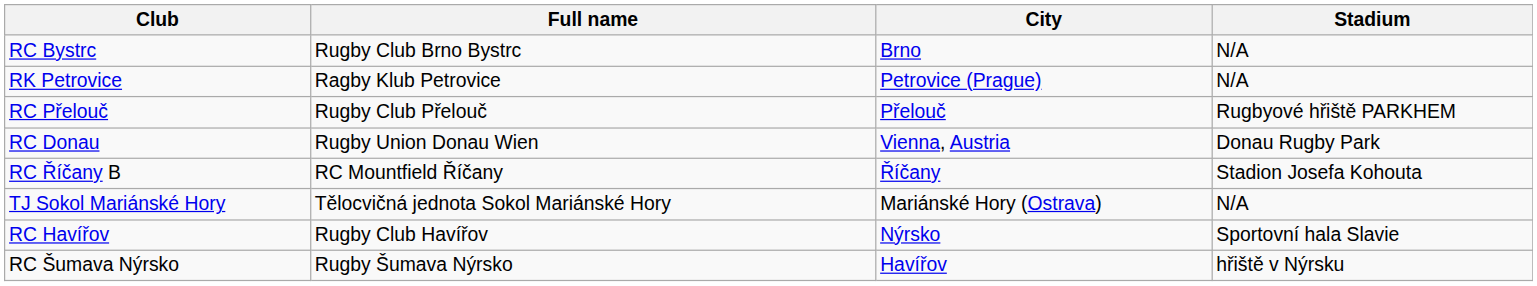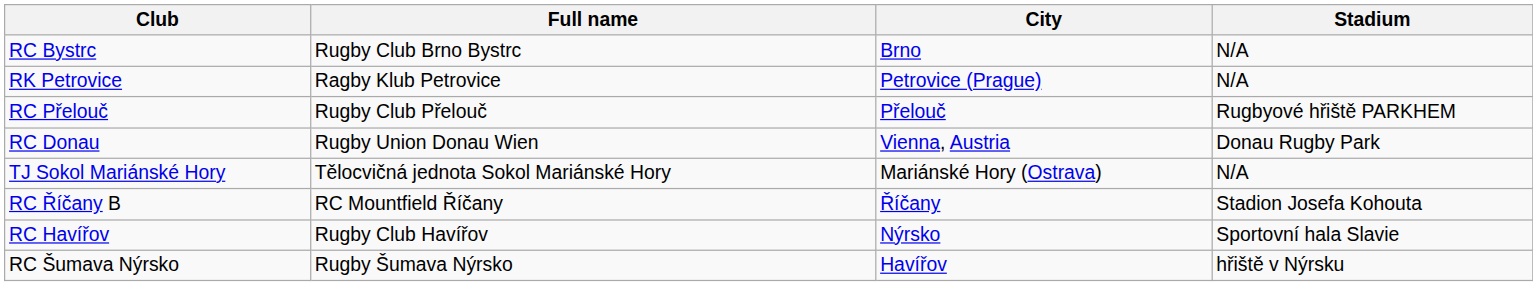rows swapped: (117, 204) <-> (65, 173)
